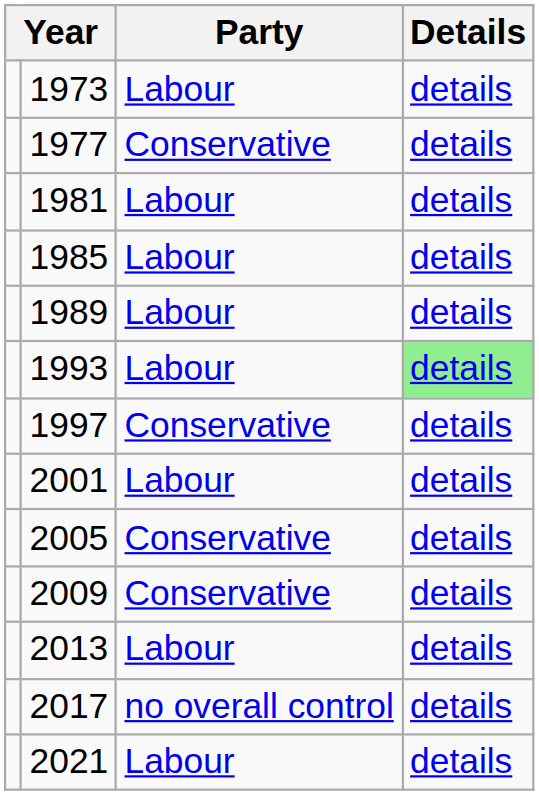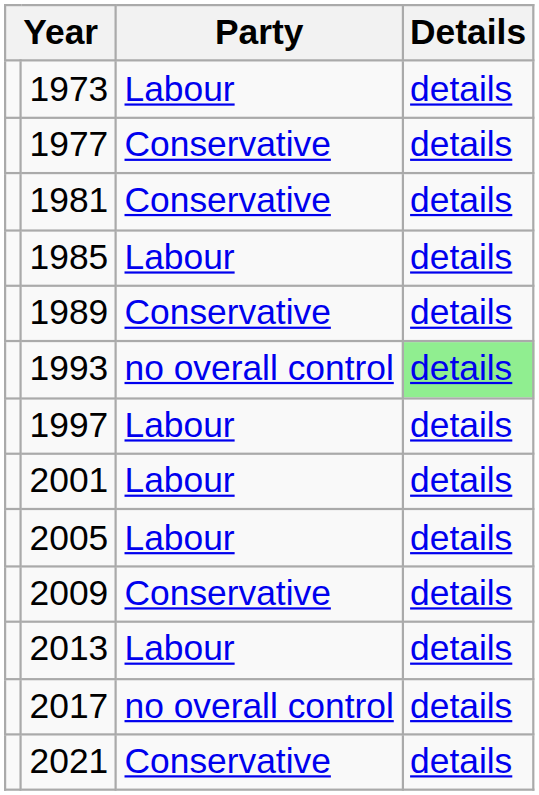(180, 200) Labour -> (228, 200) Conservative
(180, 312) Labour -> (228, 312) Conservative
(180, 369) Labour -> (259, 369) no overall control
(228, 425) Conservative -> (180, 425) Labour
(228, 537) Conservative -> (180, 537) Labour
(180, 761) Labour -> (228, 761) Conservative
